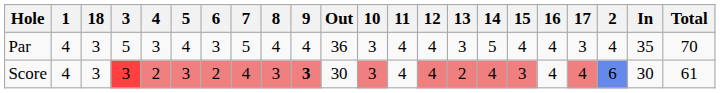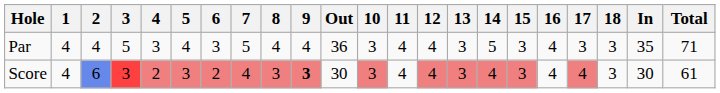columns swapped: (612, 18) <-> (96, 18)
(522, 46) 4 -> (522, 46) 3
(689, 46) 70 -> (689, 46) 71
(462, 74) 2 -> (462, 74) 3
